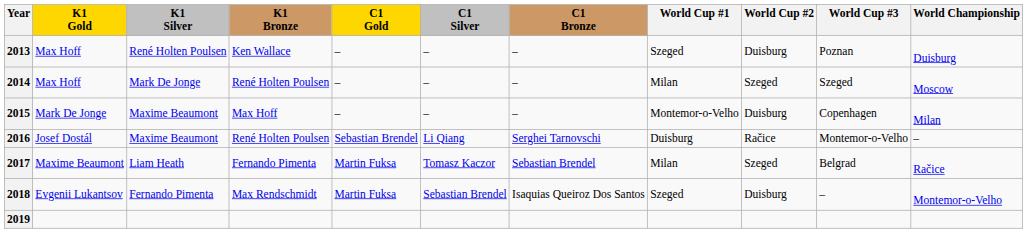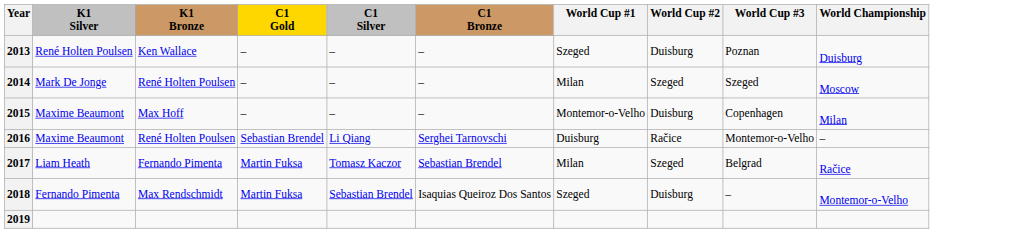- column: (80, 20)
